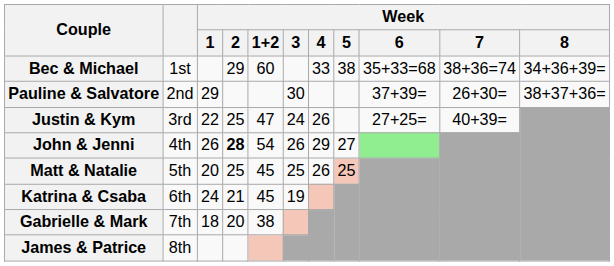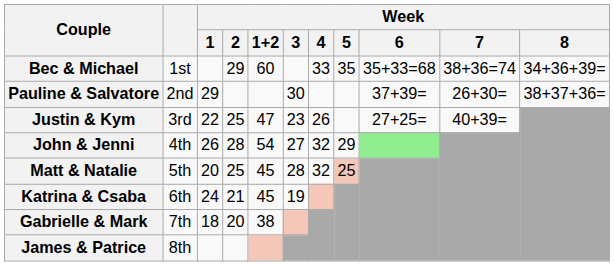(347, 68) 38 -> (347, 68) 35
(296, 119) 24 -> (296, 119) 23
(235, 145) bold -> (235, 145) normal
(296, 145) 26 -> (296, 145) 27
(321, 145) 29 -> (321, 145) 32
(347, 145) 27 -> (347, 145) 29
(296, 171) 25 -> (296, 171) 28
(321, 171) 26 -> (321, 171) 32
